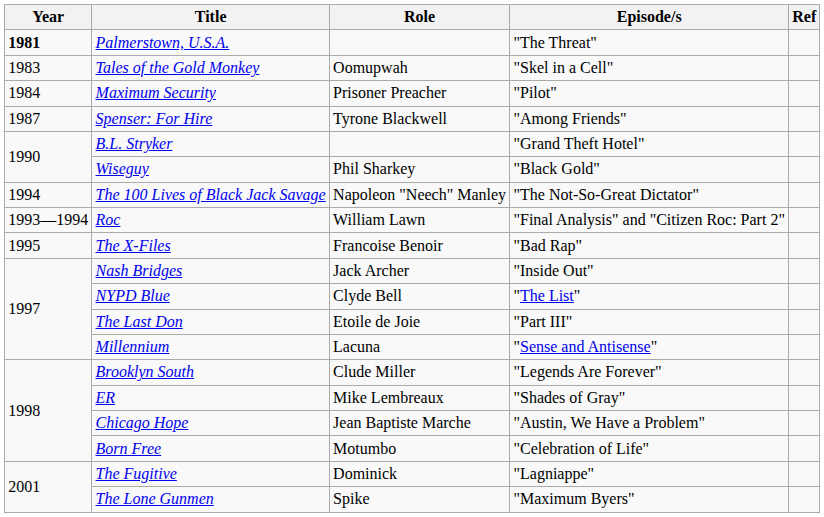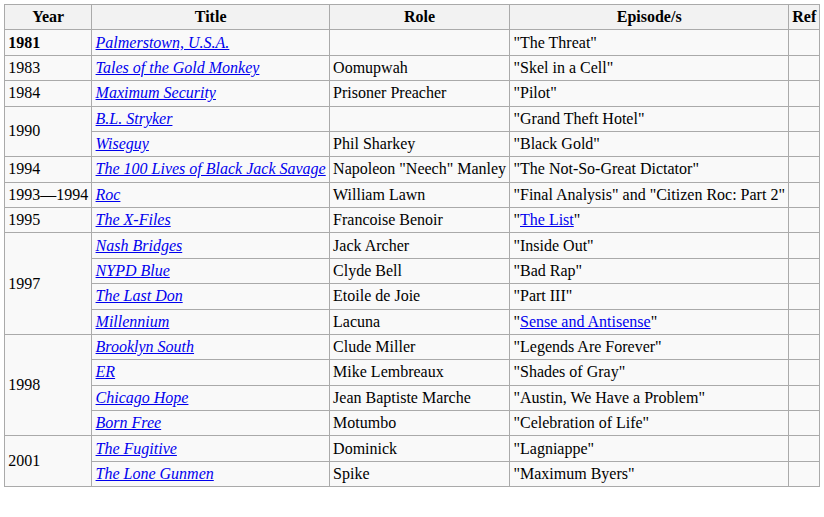- row: (154, 118)
(548, 245) "Bad Rap" -> (547, 220) "The List"
(547, 296) "The List" -> (548, 270) "Bad Rap"
